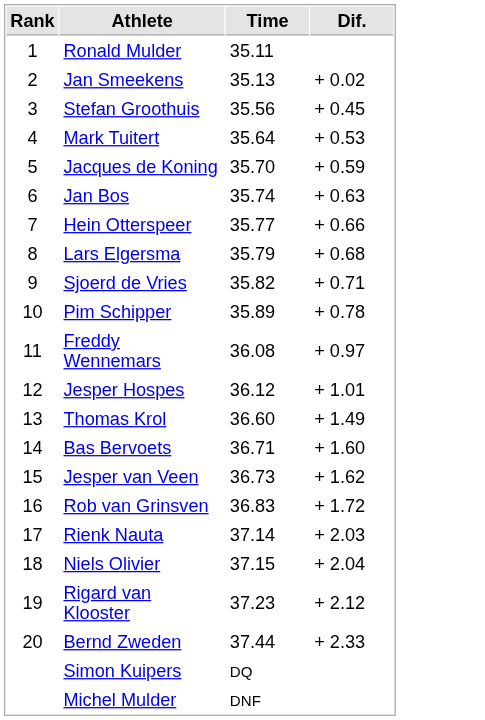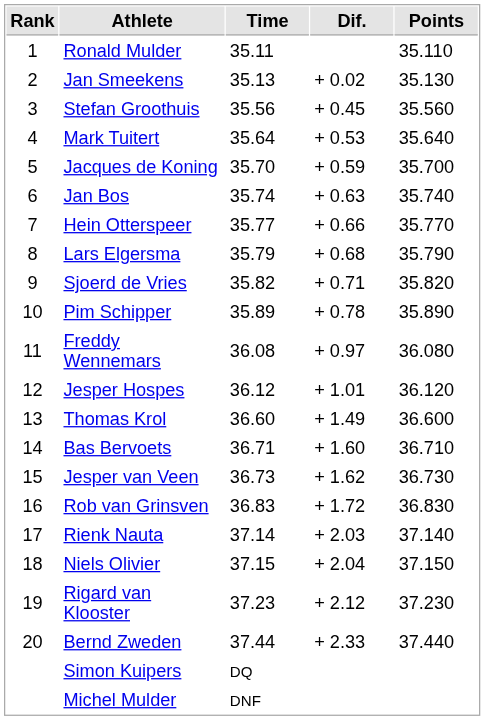+ column: (436, 20)
